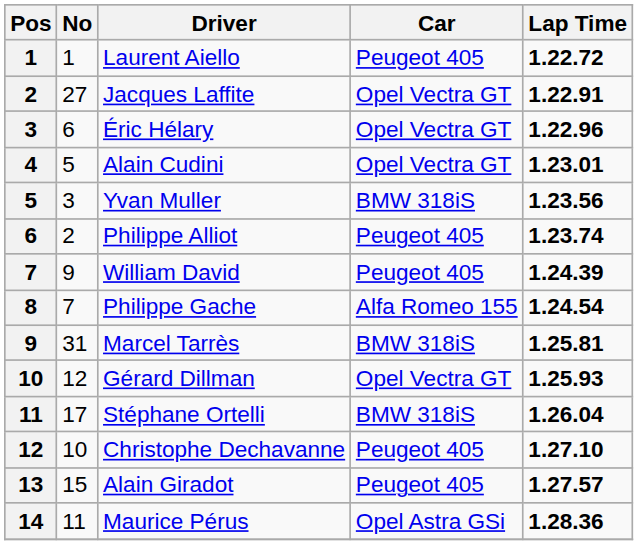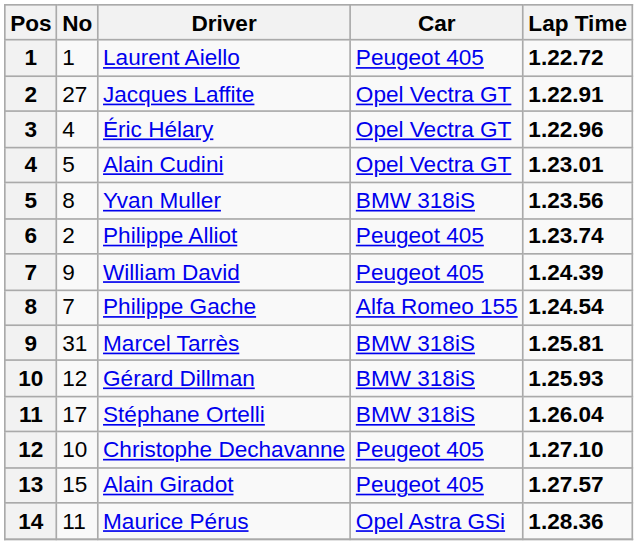(69, 129) 6 -> (69, 129) 4
(69, 200) 3 -> (69, 200) 8
(434, 378) Opel Vectra GT -> (415, 378) BMW 318iS
